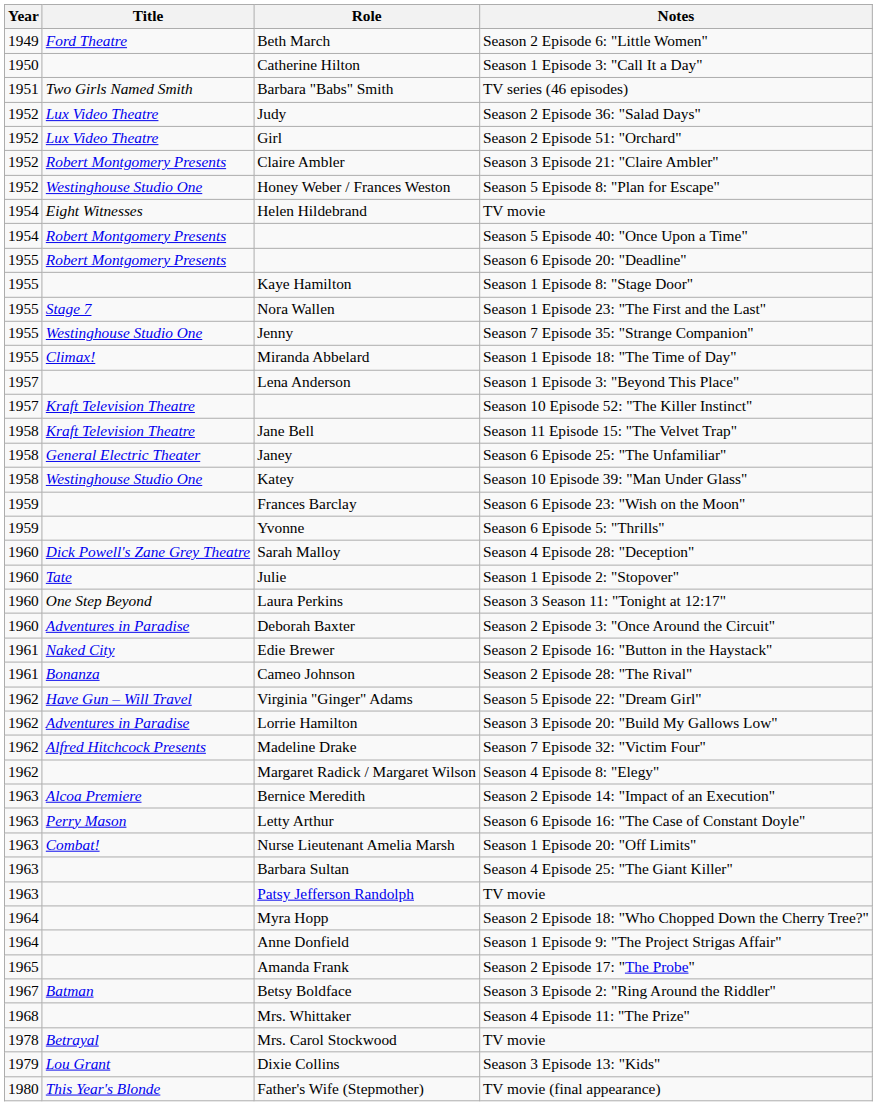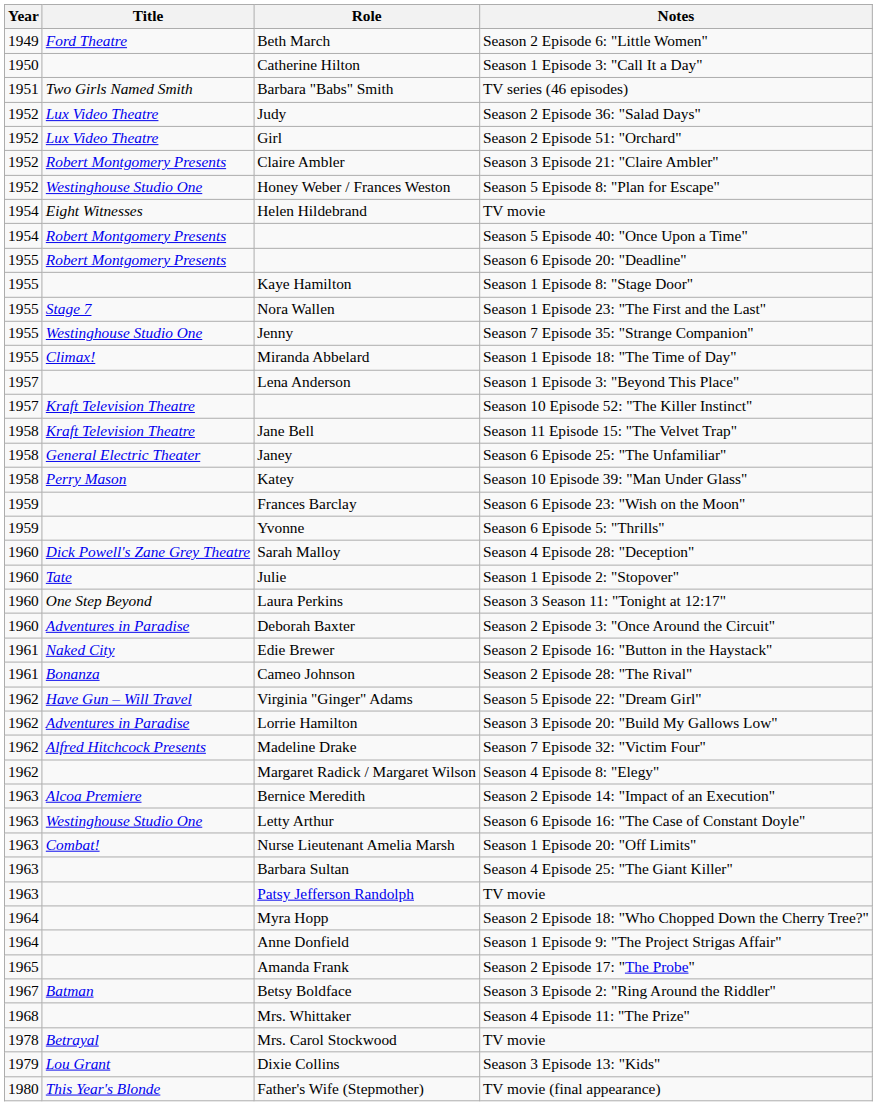(124, 479) Westinghouse Studio One -> (86, 479) Perry Mason
(86, 820) Perry Mason -> (124, 820) Westinghouse Studio One
